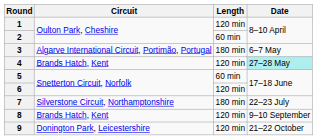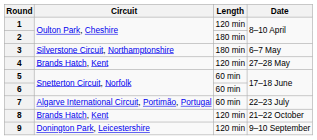(228, 37) 60 min -> (230, 37) 180 min
(124, 50) Algarve International Circuit, Portimão, Portugal -> (105, 50) Silverstone Circuit, Northamptonshire
(269, 63) paleturquoise background -> (269, 63) no background
(230, 89) 120 min -> (228, 89) 60 min
(105, 102) Silverstone Circuit, Northamptonshire -> (124, 102) Algarve International Circuit, Portimão, Portugal
(230, 102) 180 min -> (228, 102) 60 min
(280, 115) 9–10 September -> (276, 115) 21–22 October
(276, 128) 21–22 October -> (280, 128) 9–10 September
